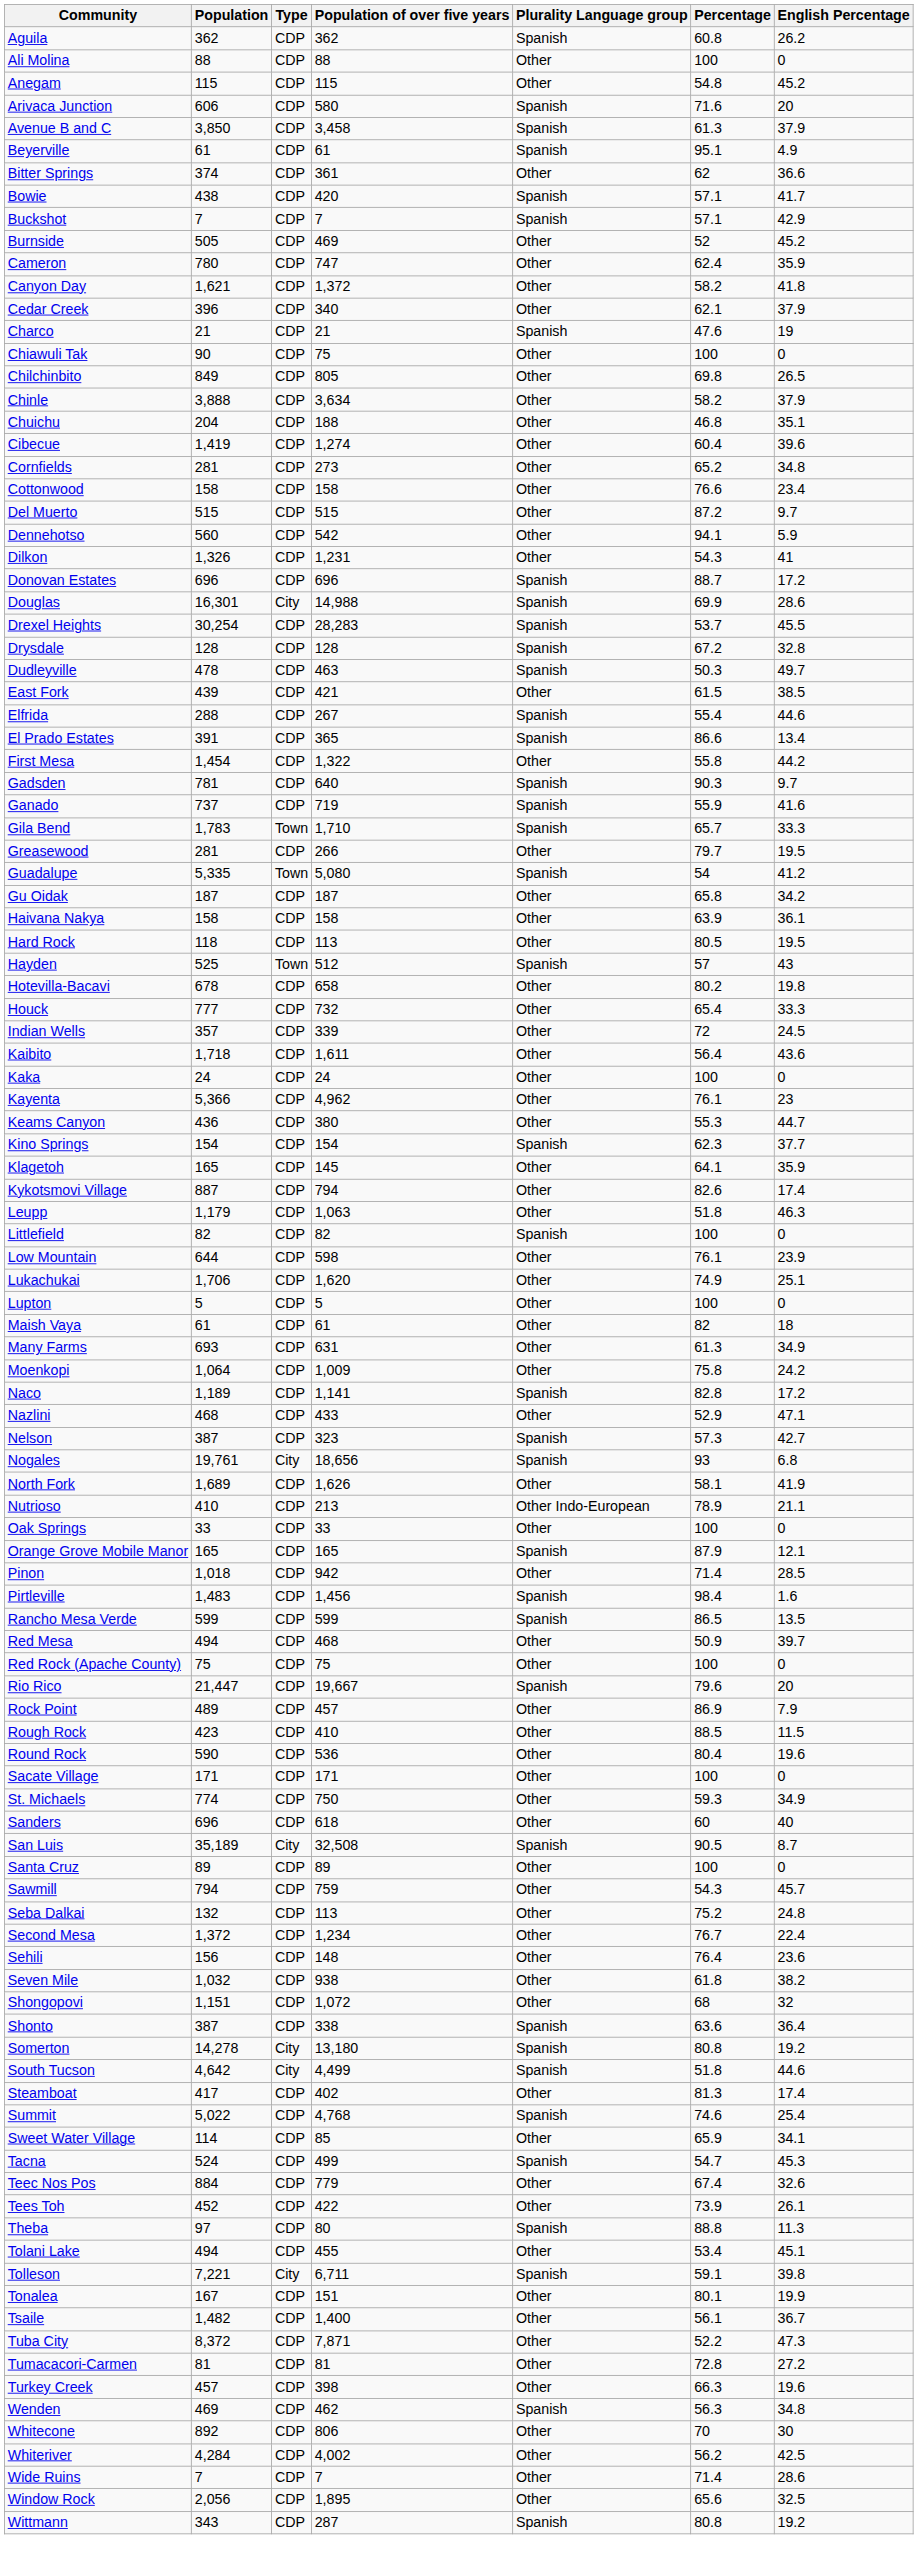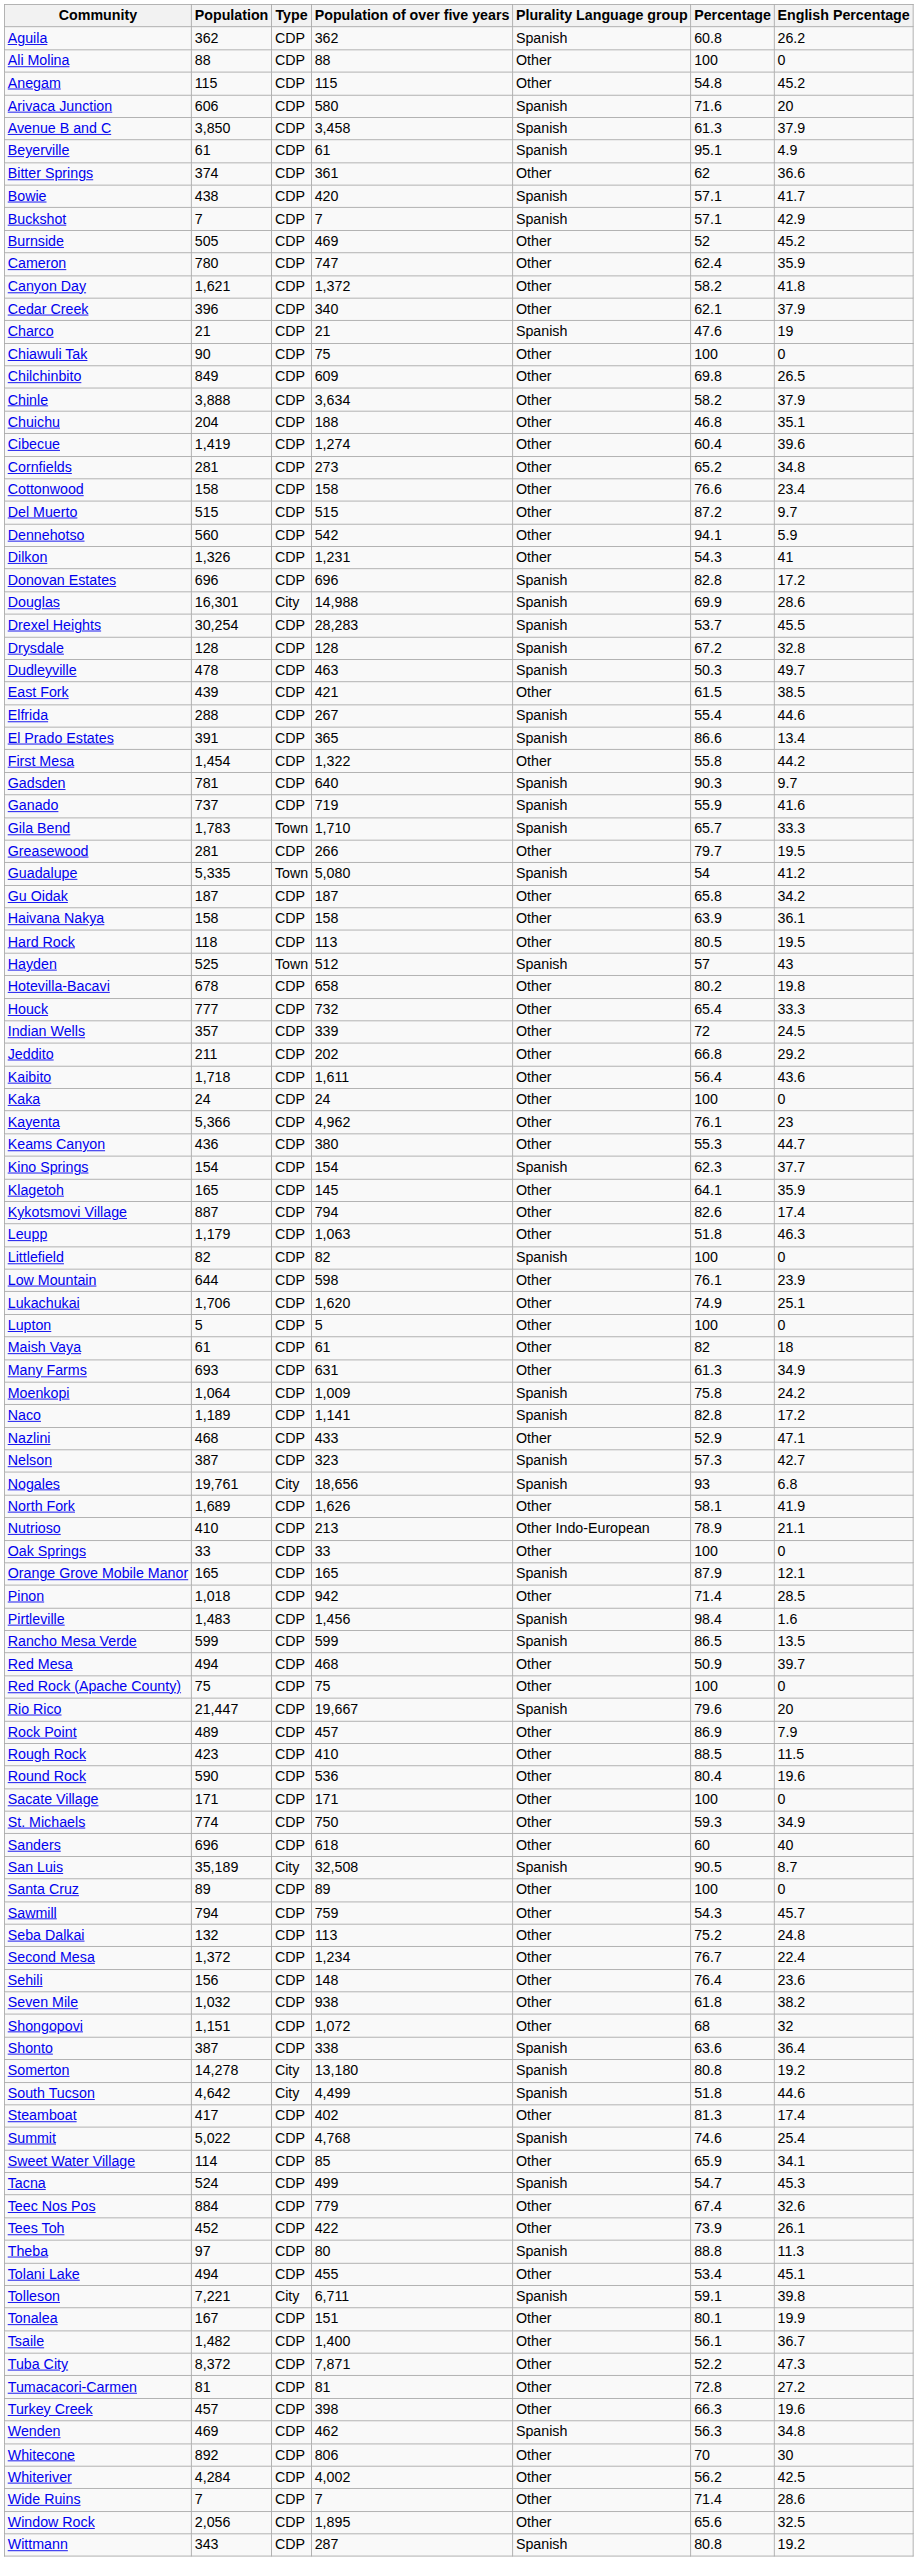(327, 377) 805 -> (327, 377) 609
(708, 580) 88.7 -> (708, 580) 82.8
+ row: (31, 1054)
(534, 1370) Other -> (542, 1393) Spanish
